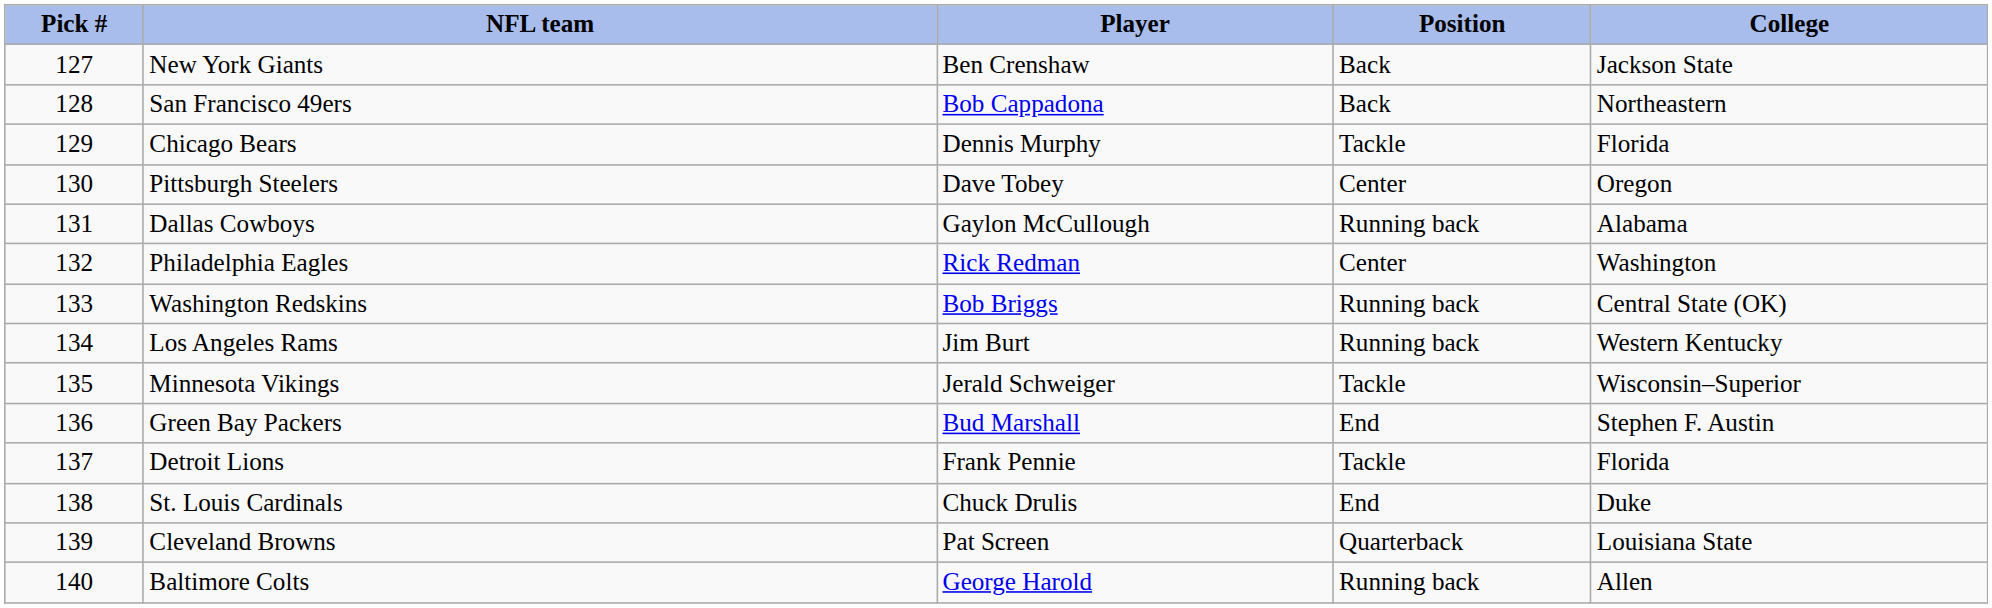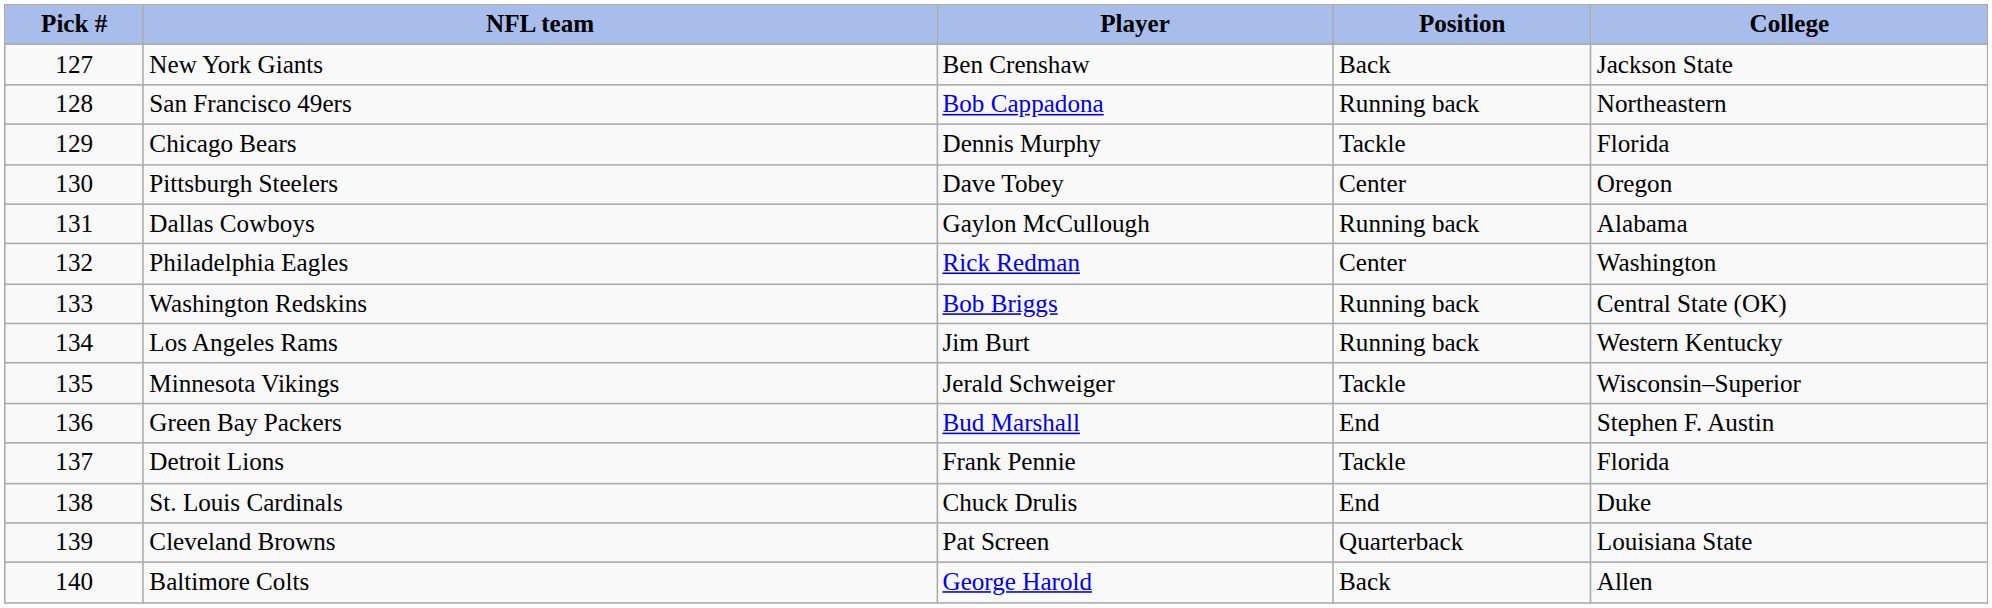(1365, 104) Back -> (1409, 104) Running back
(1409, 582) Running back -> (1365, 582) Back
